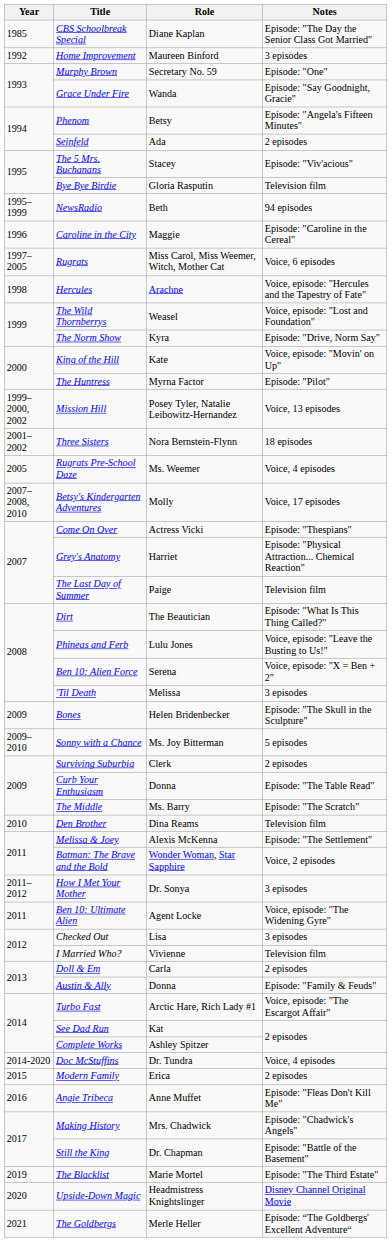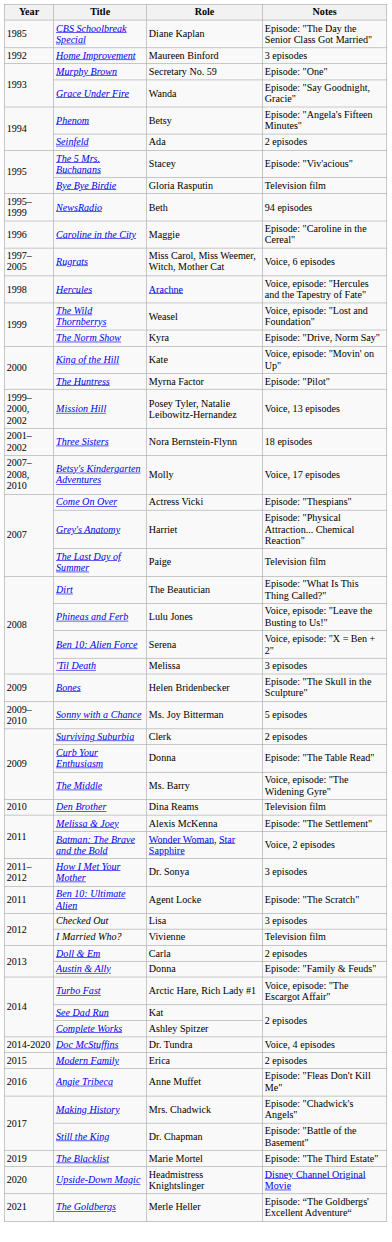- row: (96, 469)
(312, 807) Episode: "The Scratch" -> (307, 785) Voice, episode: "The Widening Gyre"
(307, 915) Voice, episode: "The Widening Gyre" -> (312, 899) Episode: "The Scratch"
